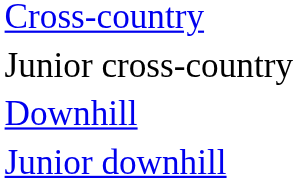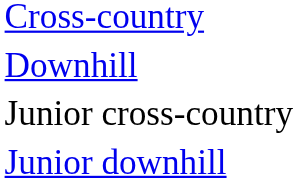rows swapped: (149, 65) <-> (71, 113)
